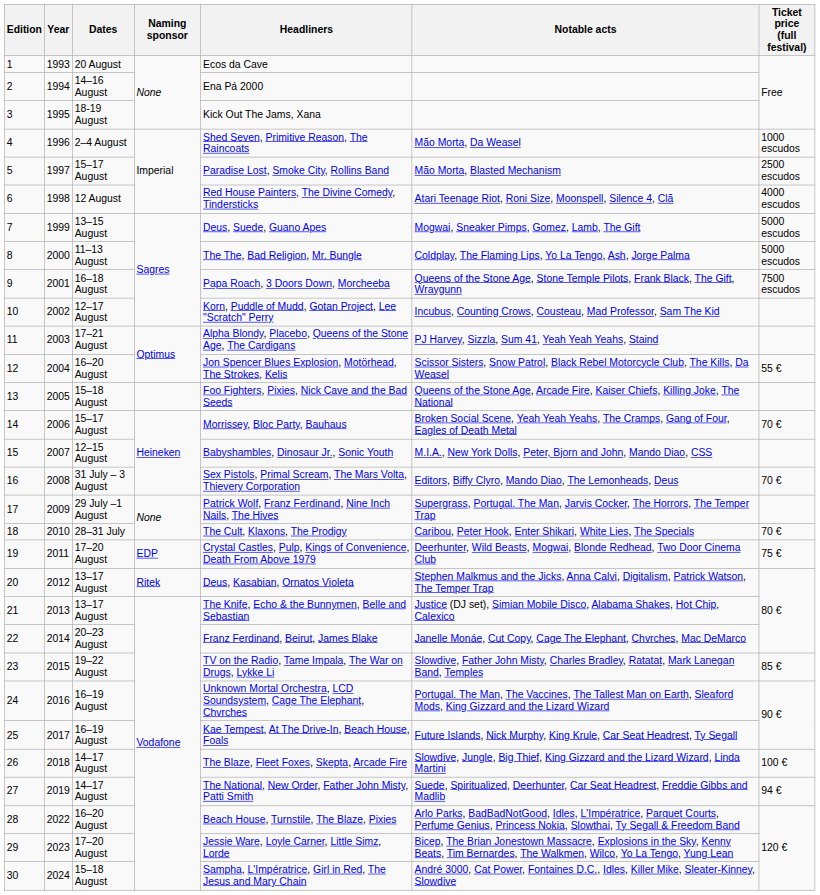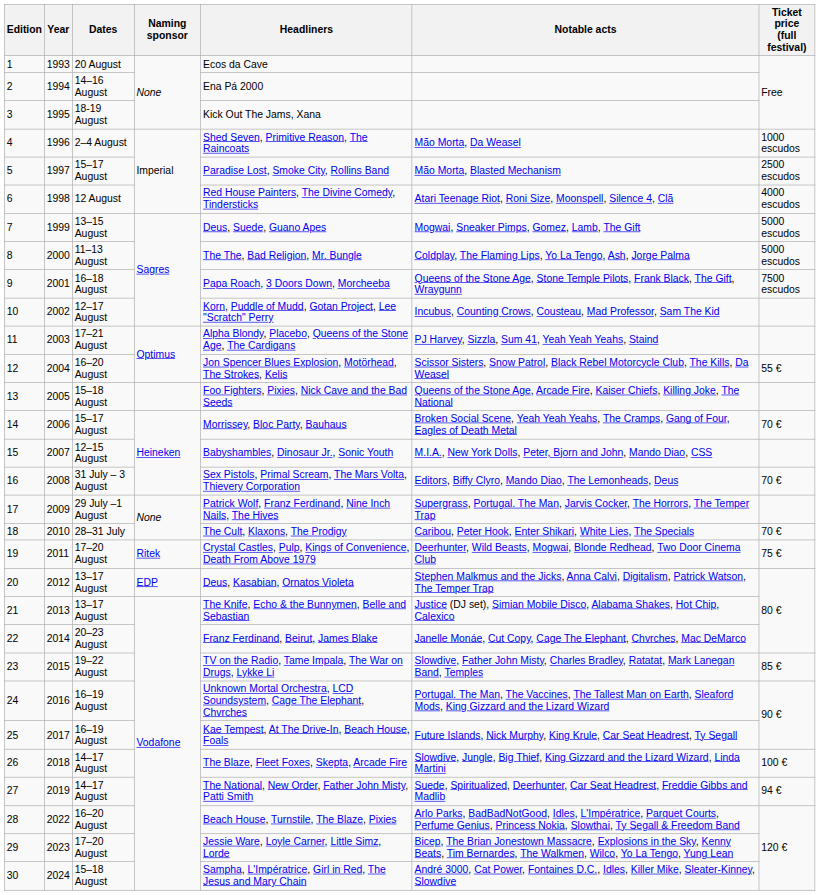(147, 554) EDP -> (148, 554) Ritek
(148, 582) Ritek -> (147, 582) EDP
